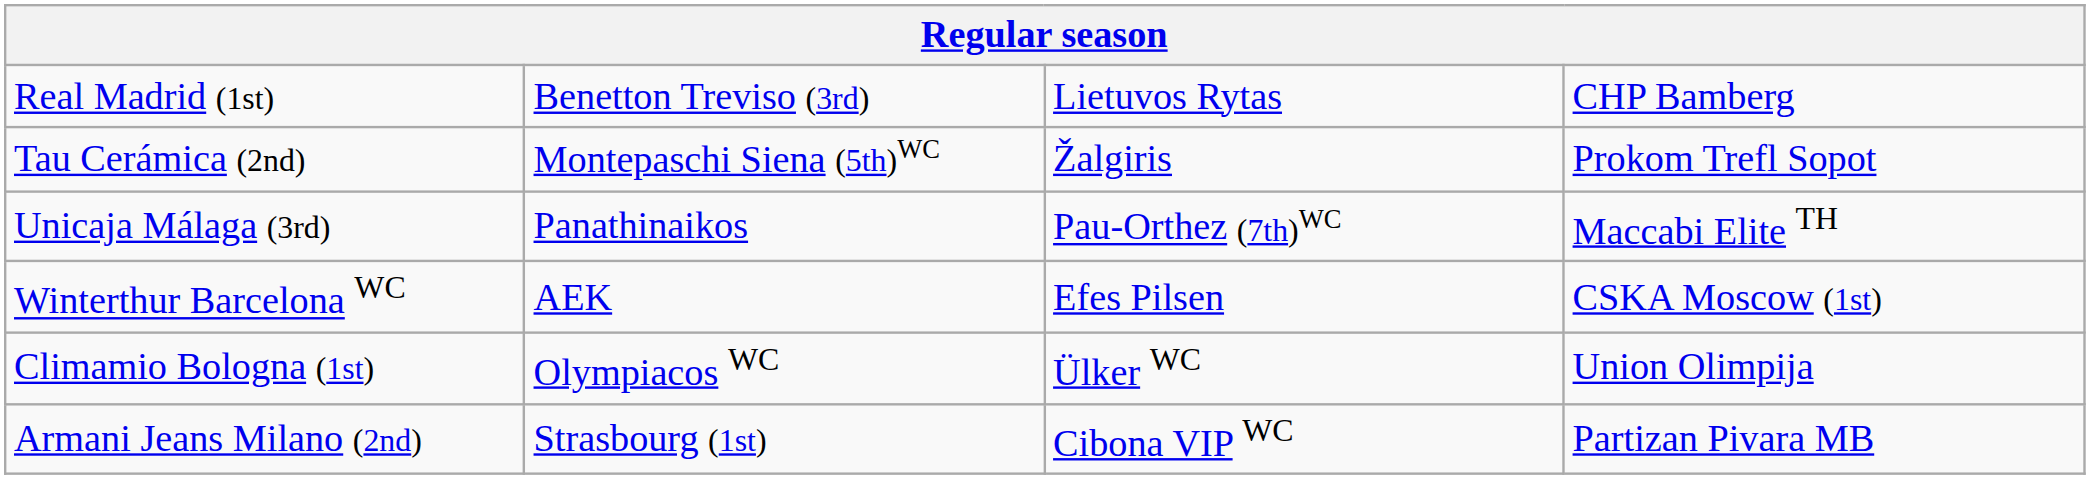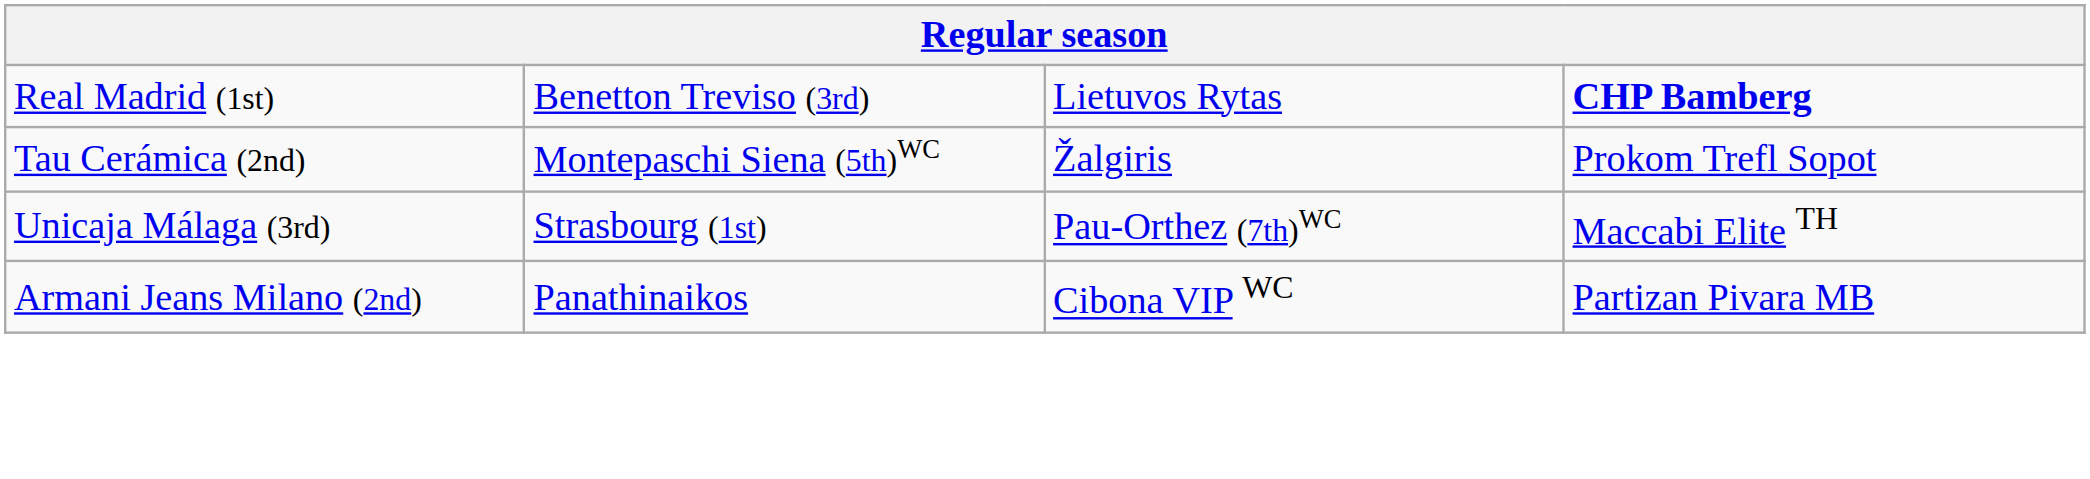(1684, 95) normal -> (1692, 95) bold
(641, 225) Panathinaikos -> (650, 225) Strasbourg (1st)
- row: (210, 296)
- row: (194, 367)
(650, 438) Strasbourg (1st) -> (641, 296) Panathinaikos
